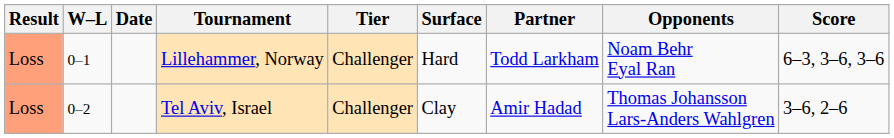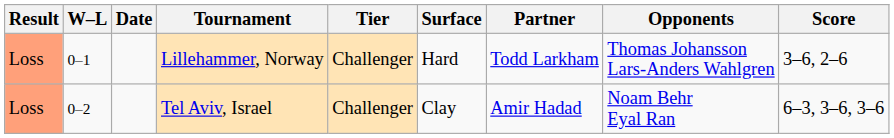(650, 58) Noam Behr Eyal Ran -> (691, 58) Thomas Johansson Lars-Anders Wahlgren
(834, 58) 6–3, 3–6, 3–6 -> (815, 58) 3–6, 2–6
(691, 108) Thomas Johansson Lars-Anders Wahlgren -> (650, 108) Noam Behr Eyal Ran
(815, 108) 3–6, 2–6 -> (834, 108) 6–3, 3–6, 3–6
